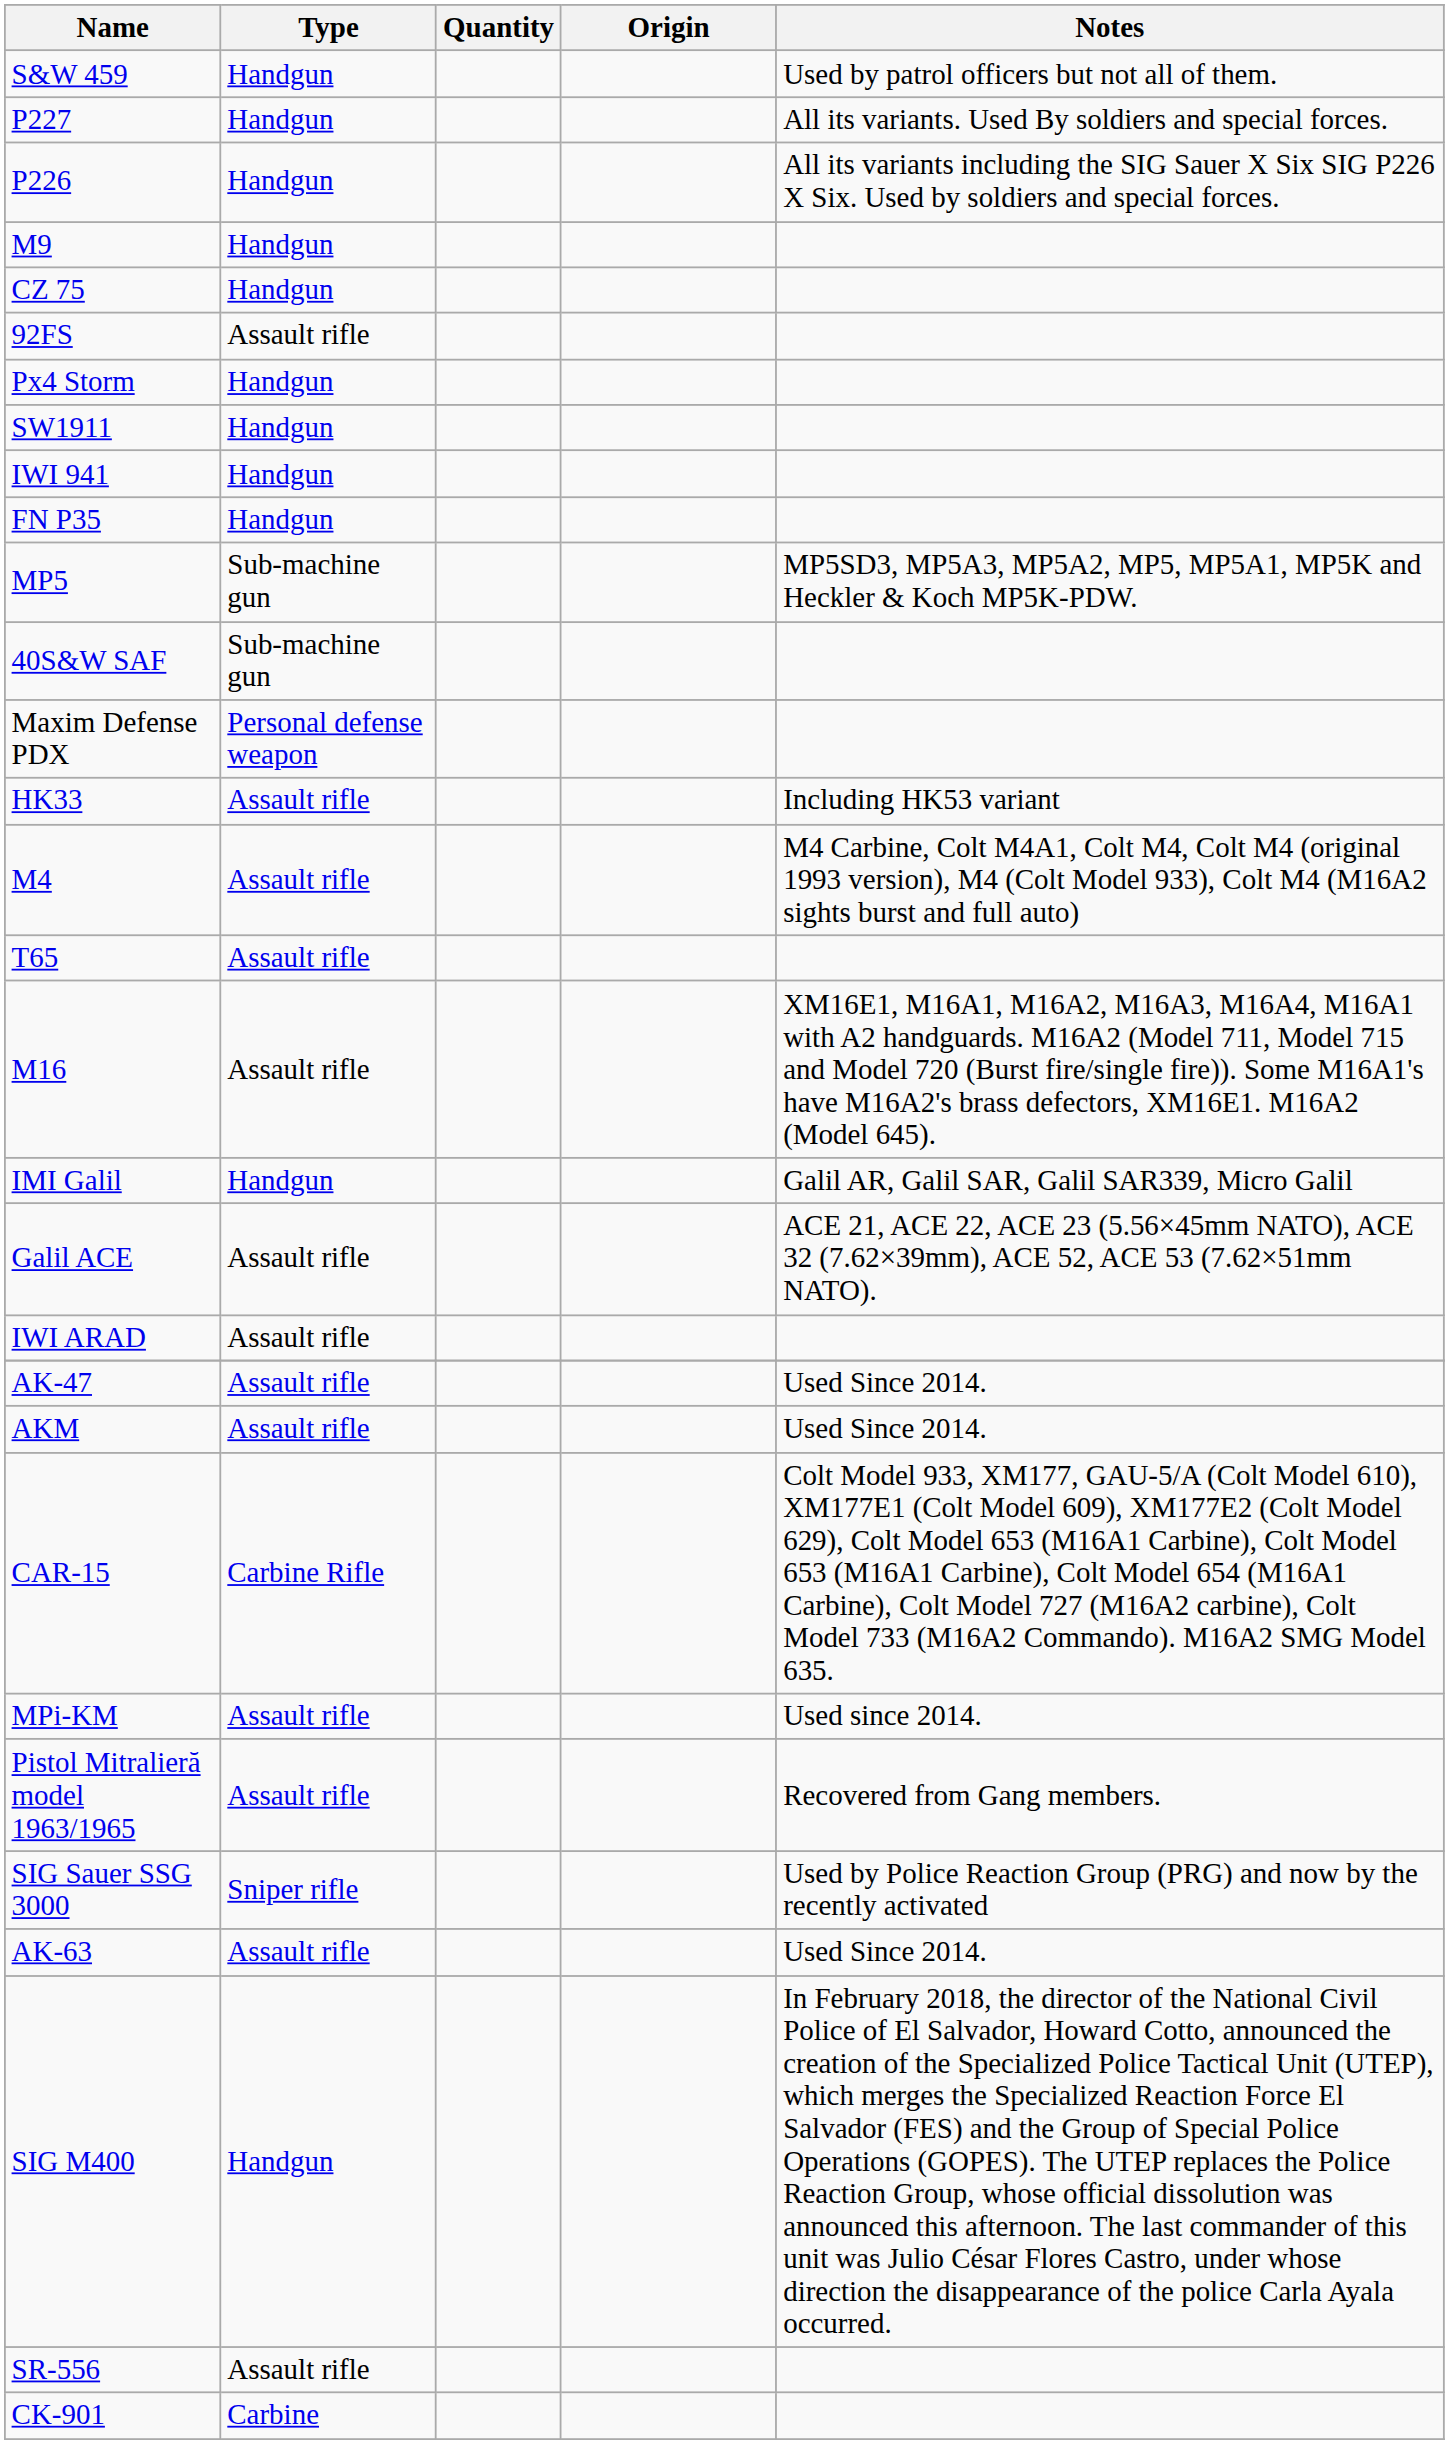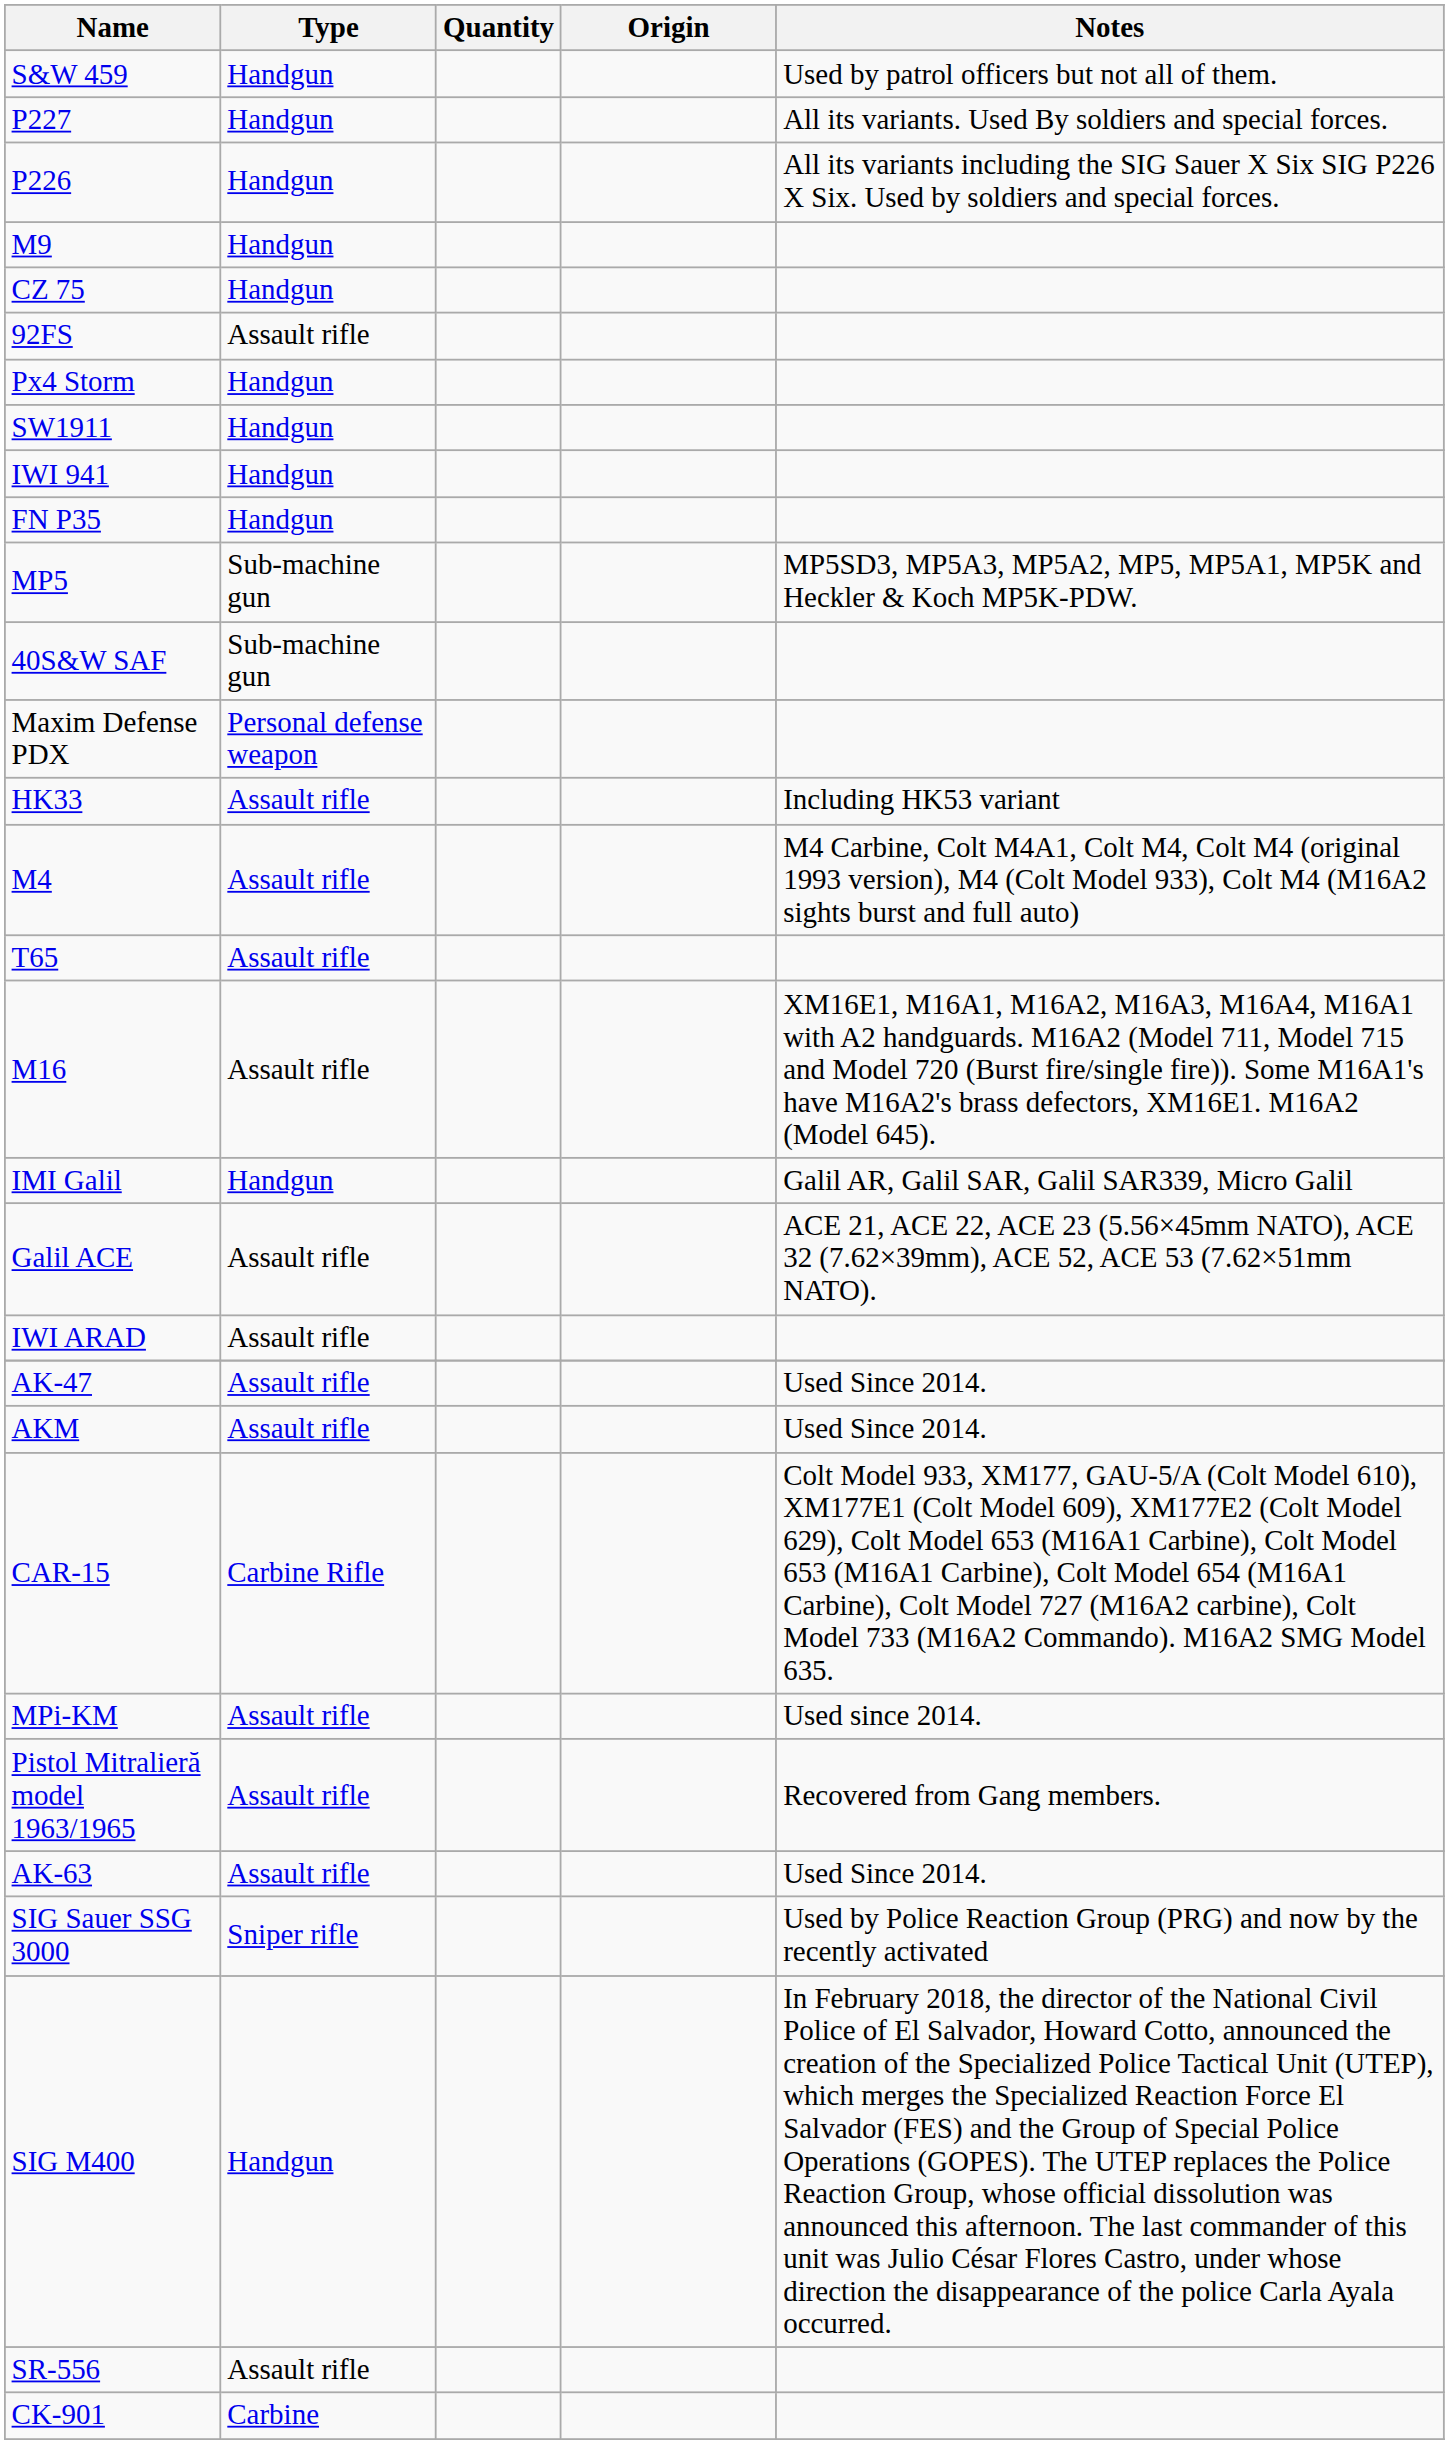rows swapped: (52, 1951) <-> (102, 1889)
